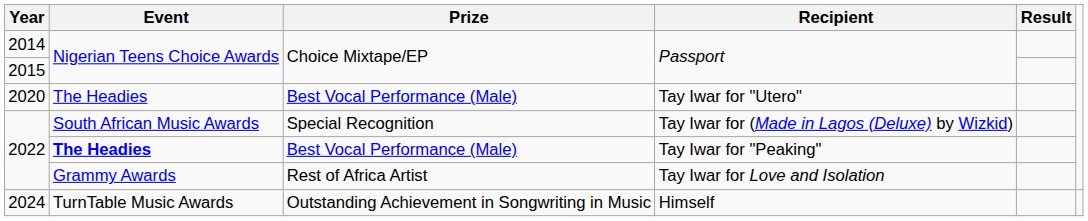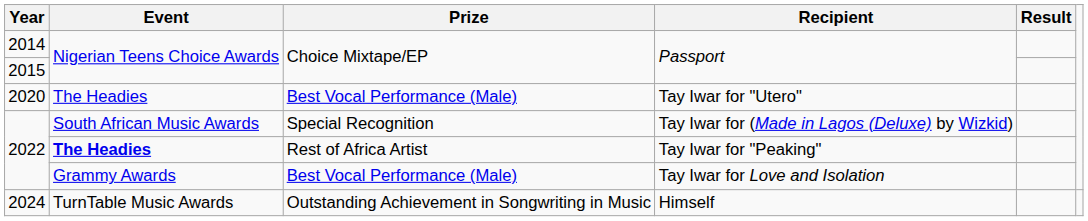(402, 149) Best Vocal Performance (Male) -> (357, 149) Rest of Africa Artist
(357, 176) Rest of Africa Artist -> (402, 176) Best Vocal Performance (Male)
